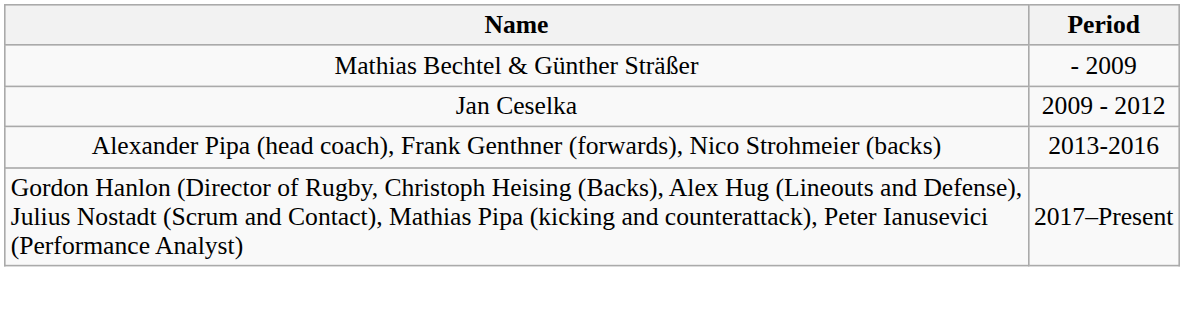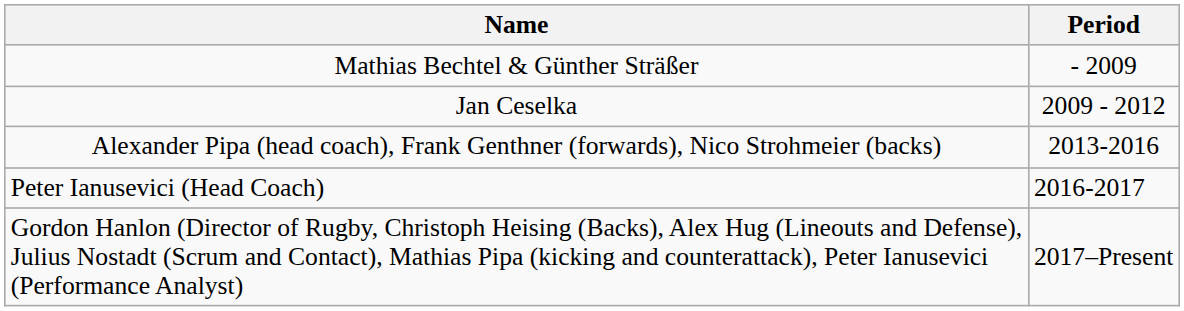+ row: (167, 187)
